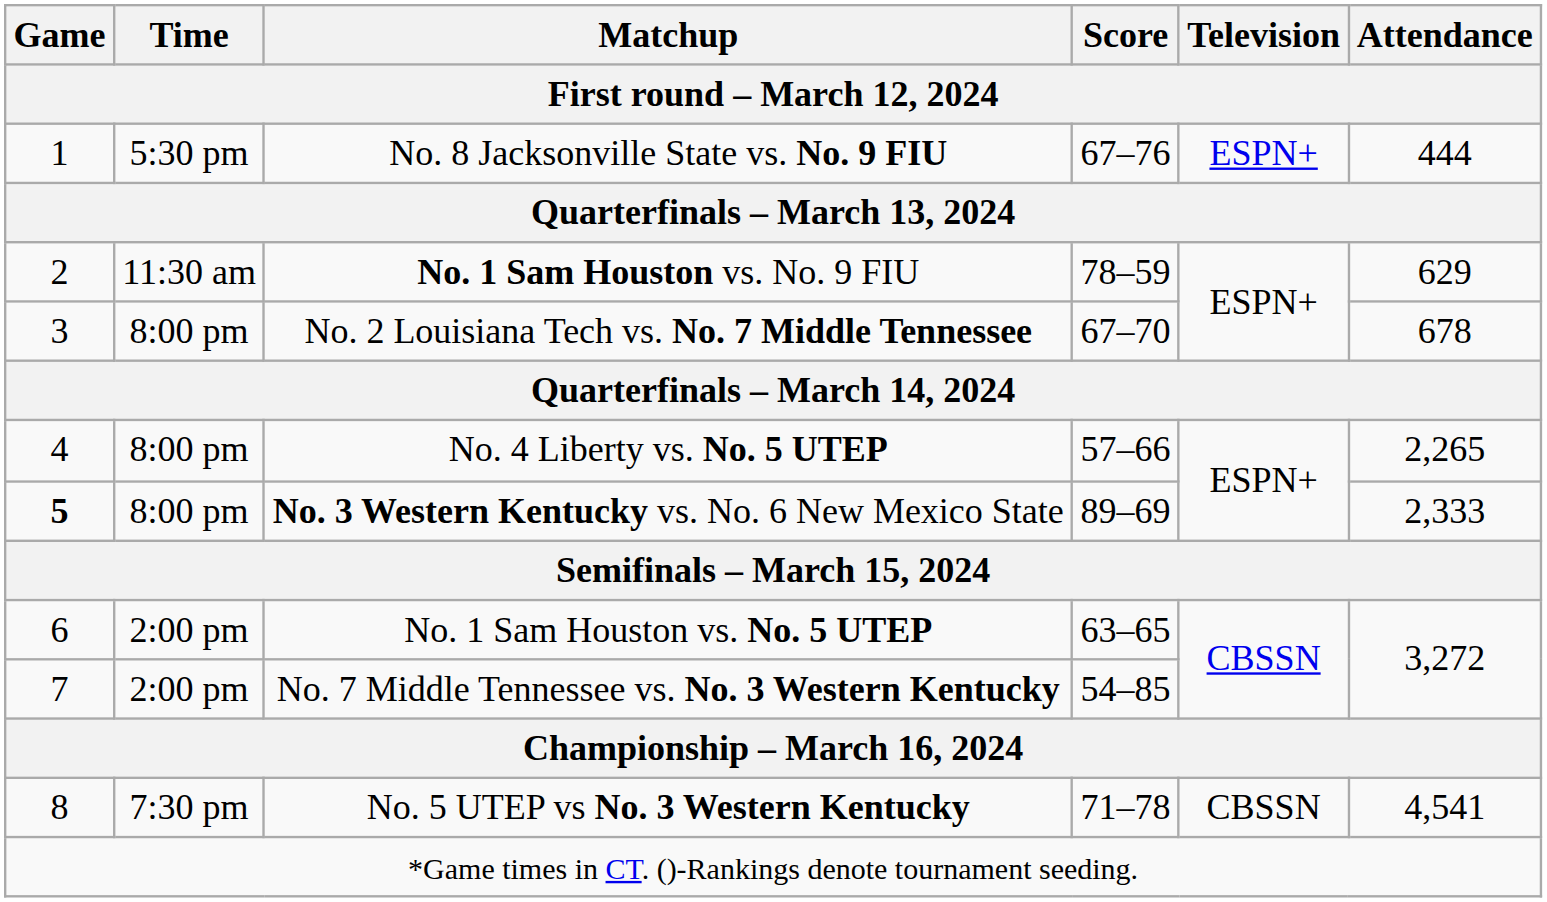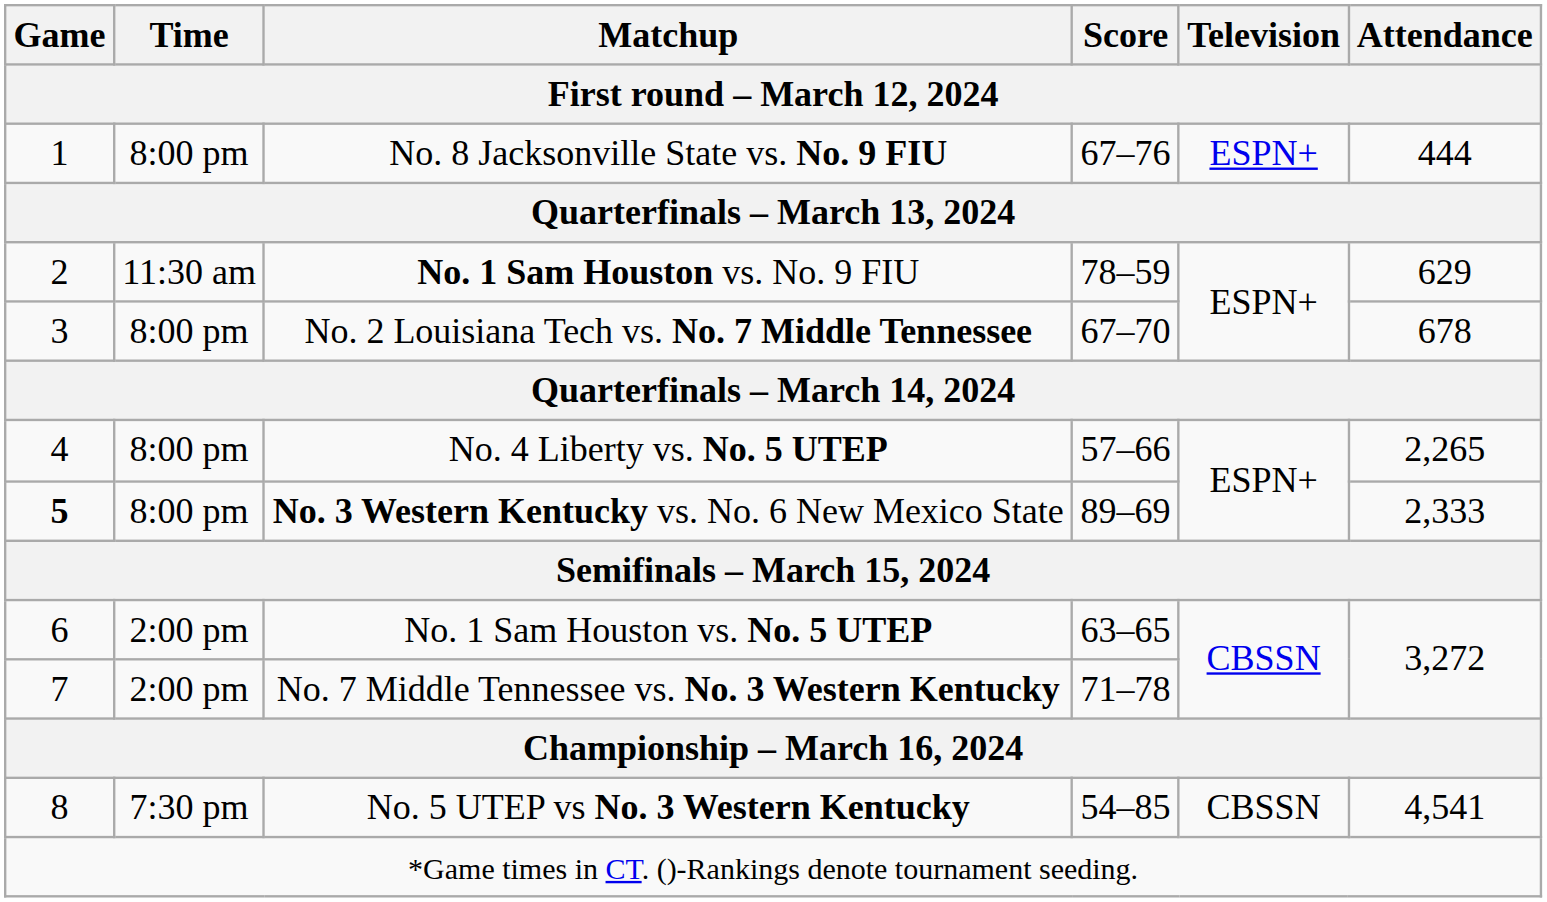(189, 153) 5:30 pm -> (189, 153) 8:00 pm
(1126, 687) 54–85 -> (1126, 687) 71–78
(1126, 806) 71–78 -> (1126, 806) 54–85
